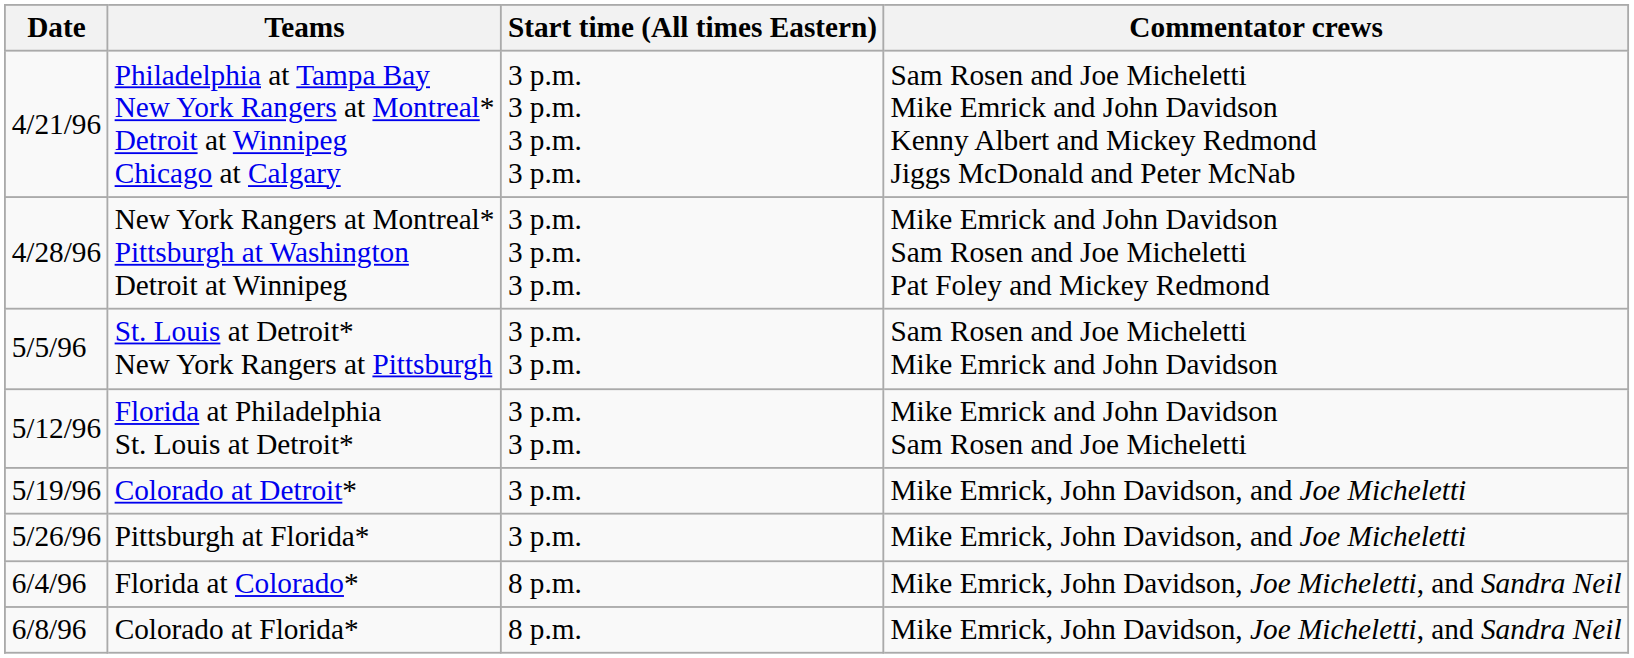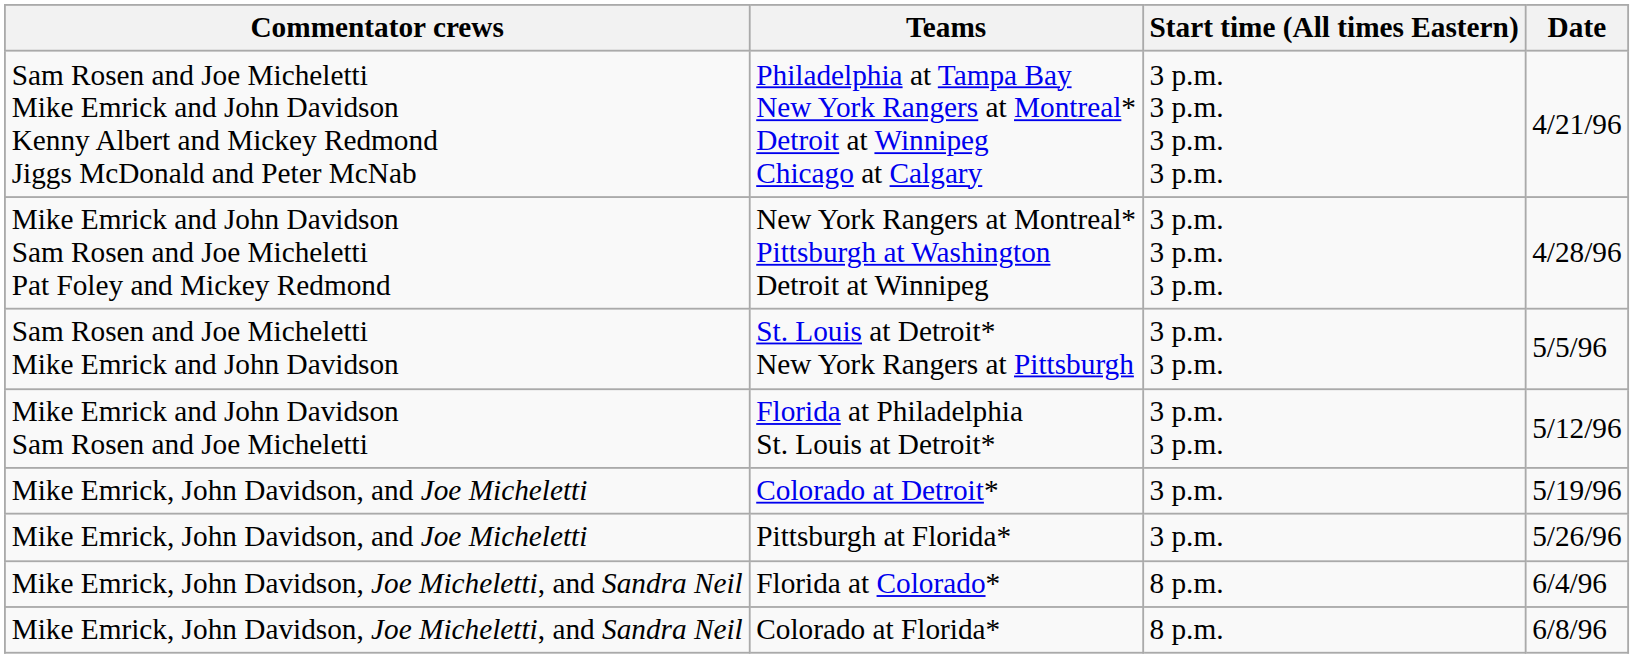columns swapped: (56, 27) <-> (1256, 27)
